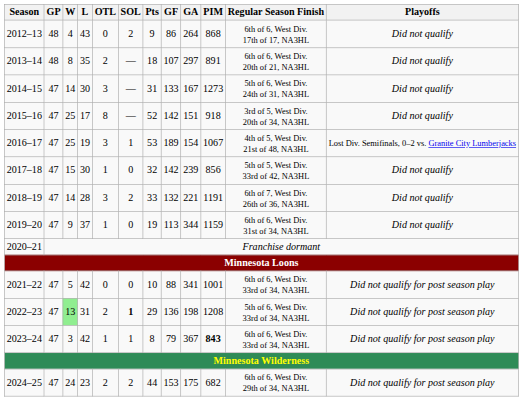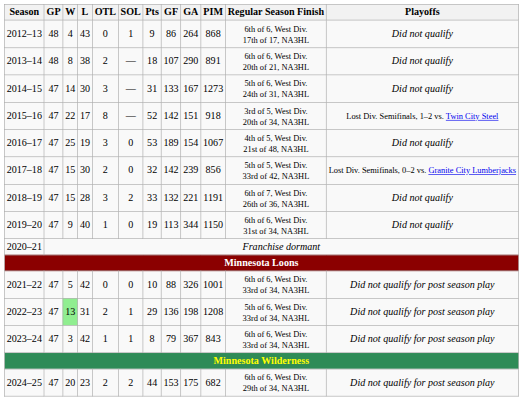(131, 34) 2 -> (131, 34) 1
(85, 61) 35 -> (85, 61) 38
(191, 61) 297 -> (191, 61) 290
(70, 116) 25 -> (70, 116) 22
(422, 116) Did not qualify -> (422, 116) Lost Div. Semifinals, 1–2 vs. Twin City Steel
(131, 143) 1 -> (131, 143) 0
(422, 144) Lost Div. Semifinals, 0–2 vs. Granite City Lumberjacks -> (422, 143) Did not qualify
(105, 170) 1 -> (105, 170) 2
(422, 170) Did not qualify -> (422, 171) Lost Div. Semifinals, 0–2 vs. Granite City Lumberjacks
(70, 198) 14 -> (70, 198) 15
(85, 225) 37 -> (85, 225) 40
(213, 225) 1159 -> (213, 225) 1150
(191, 284) 341 -> (191, 284) 326
(131, 312) bold -> (131, 312) normal
(213, 339) bold -> (213, 339) normal
(70, 382) 24 -> (70, 382) 20
